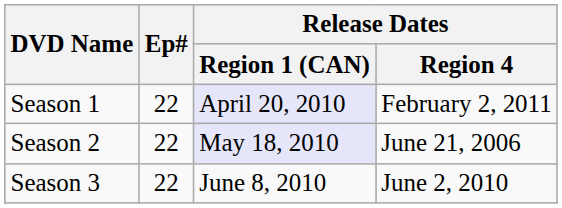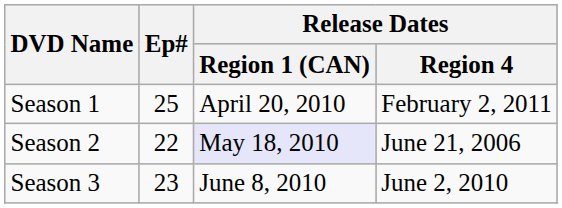(166, 103) 22 -> (166, 103) 25
(272, 103) lavender background -> (272, 103) no background
(166, 182) 22 -> (166, 182) 23
